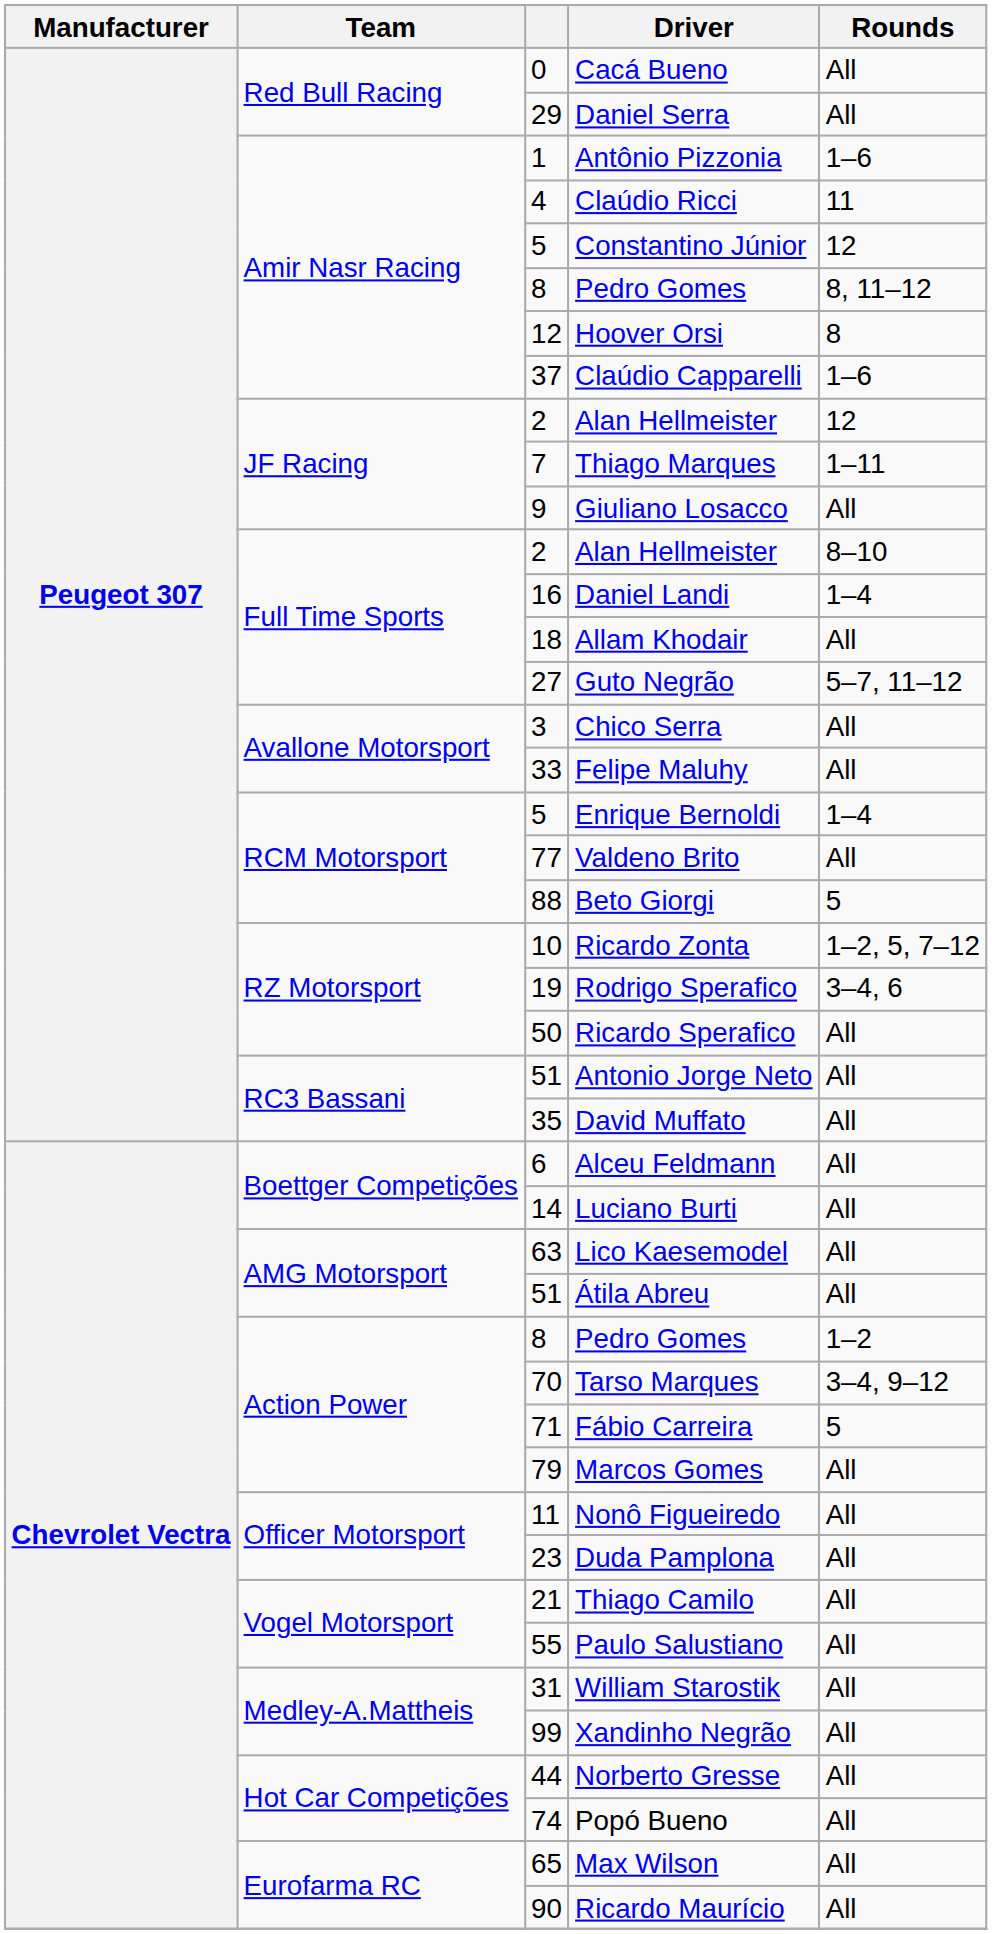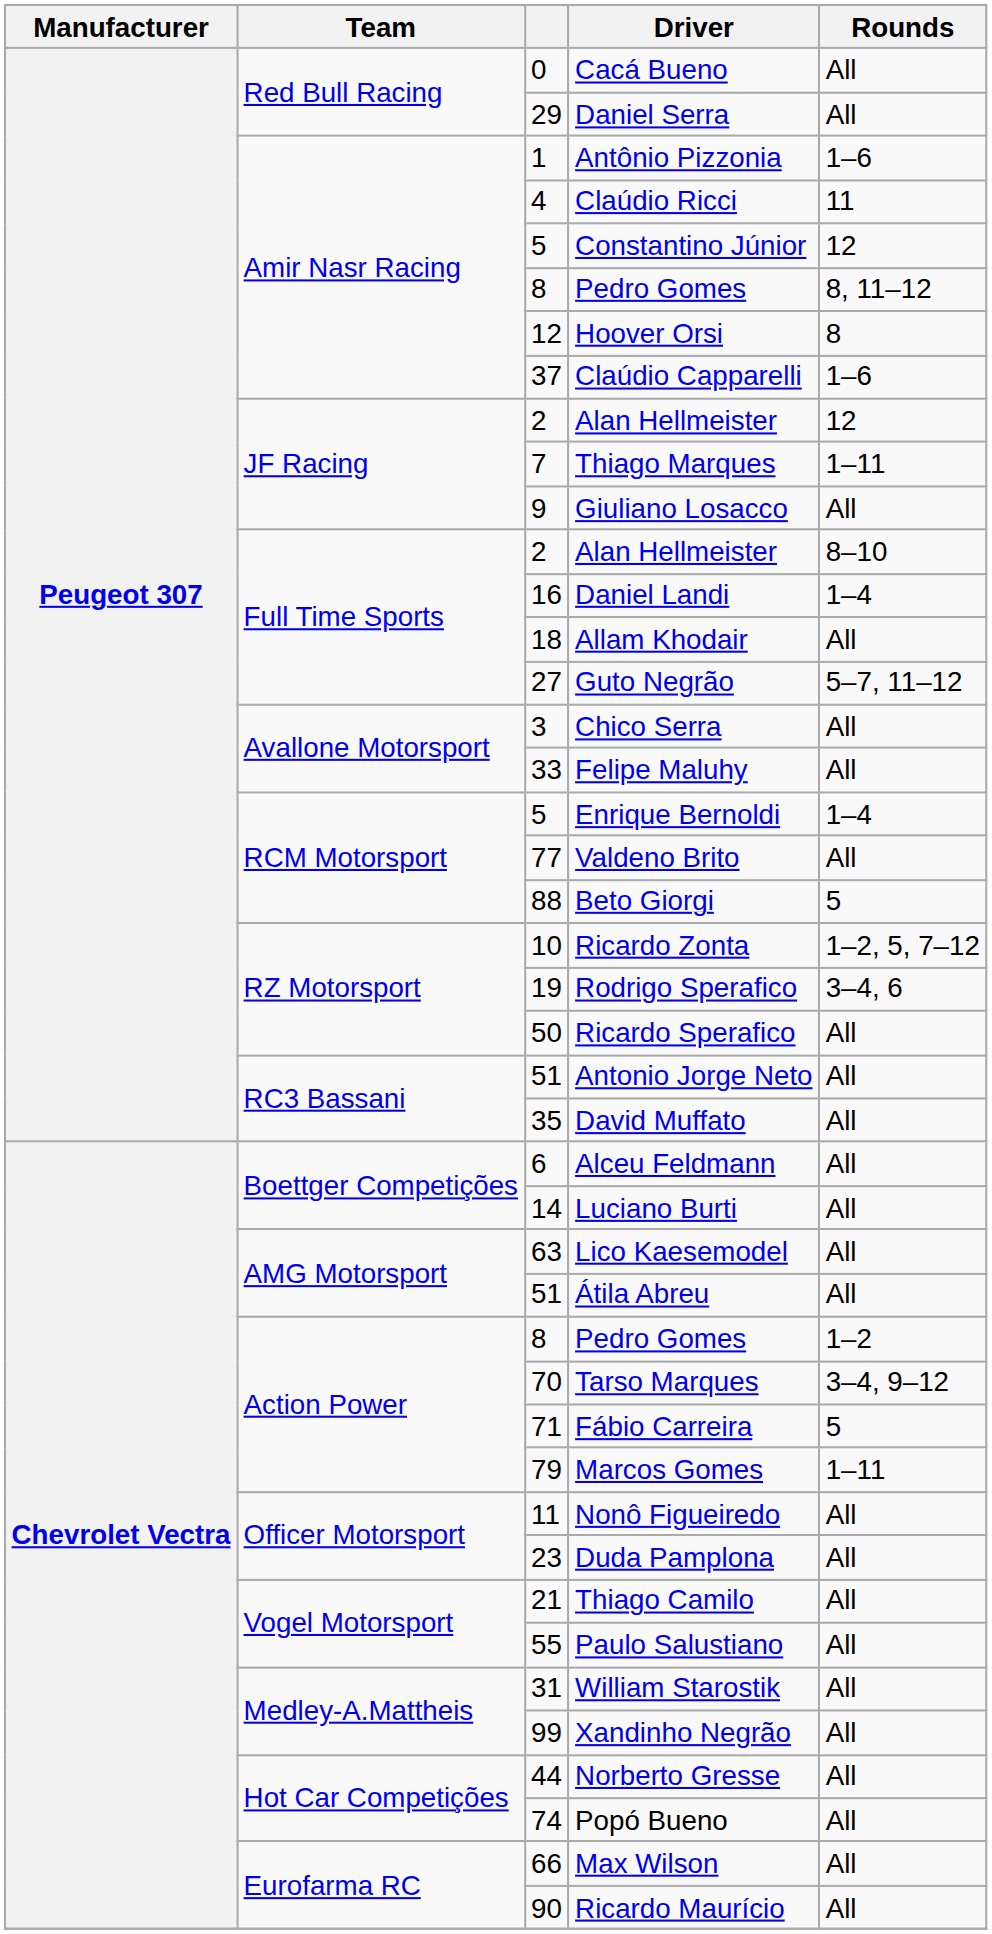(841, 1470) All -> (855, 1470) 1–11
(547, 1863) 65 -> (547, 1863) 66
